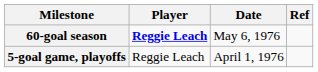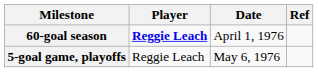(247, 35) May 6, 1976 -> (249, 35) April 1, 1976
(249, 56) April 1, 1976 -> (247, 56) May 6, 1976
